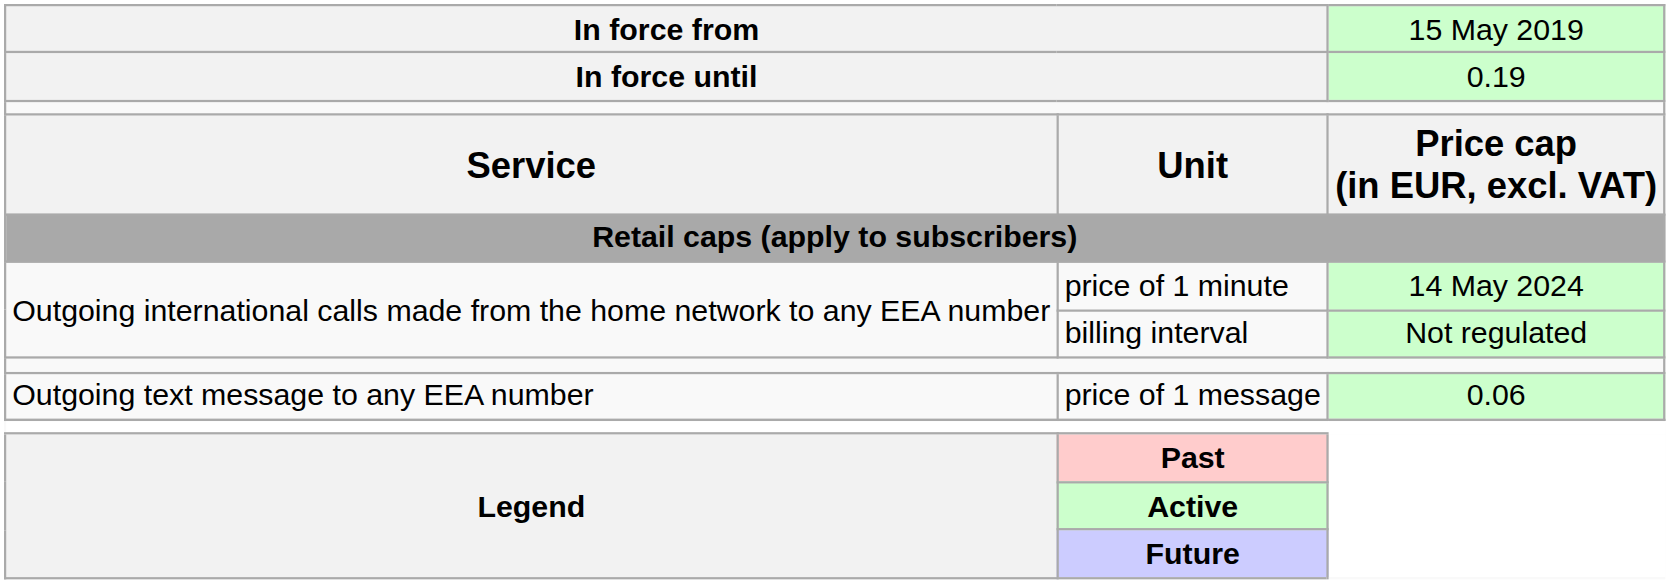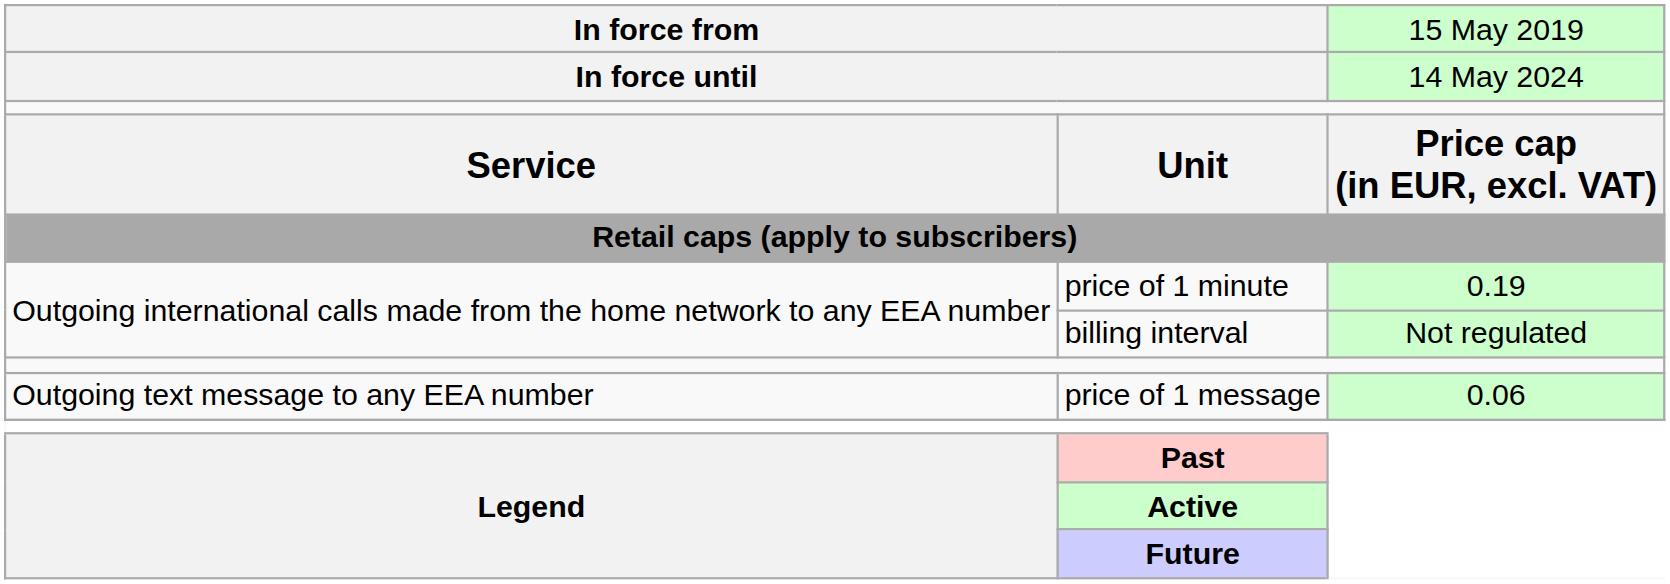(1496, 76) 0.19 -> (1496, 76) 14 May 2024
(1496, 285) 14 May 2024 -> (1496, 285) 0.19
